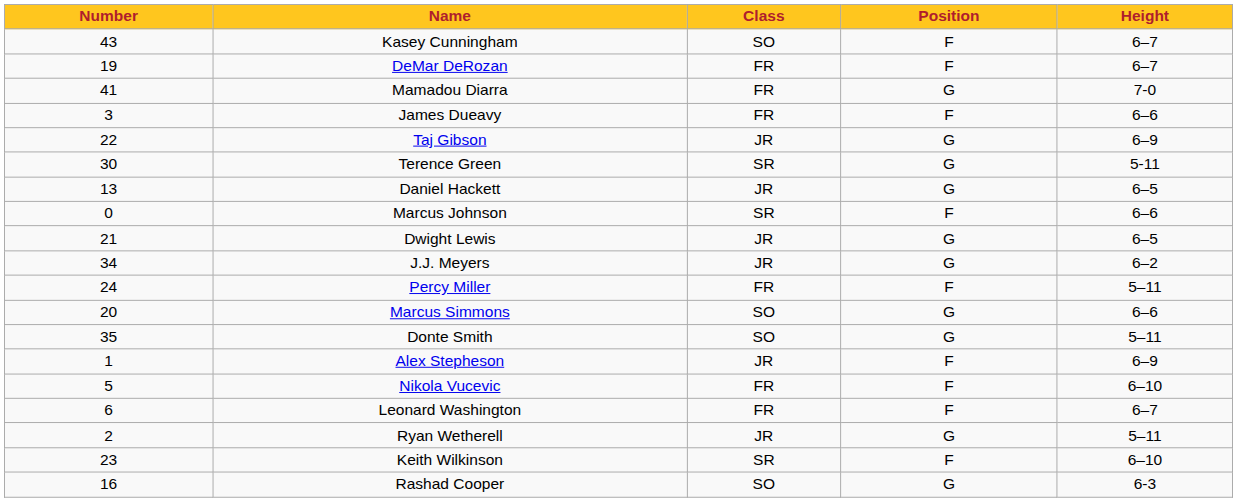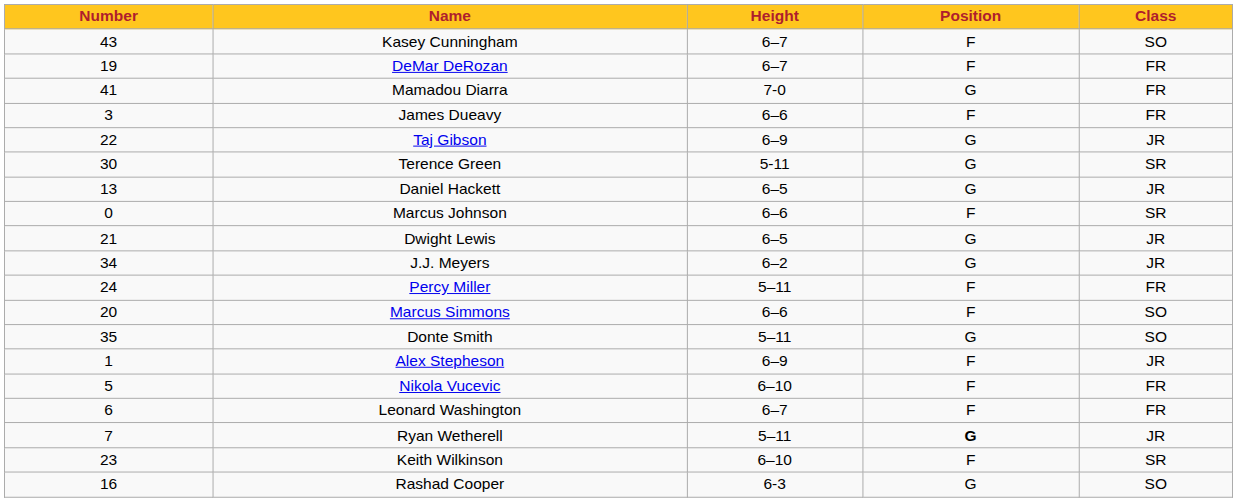columns swapped: (1145, 16) <-> (764, 16)
(949, 312) G -> (971, 312) F
(109, 435) 2 -> (109, 435) 7
(949, 435) normal -> (971, 435) bold
